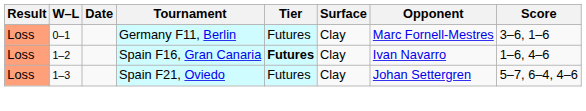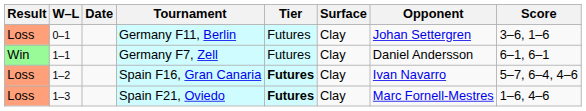(433, 34) Marc Fornell-Mestres -> (422, 34) Johan Settergren
+ row: (168, 55)
(525, 55) 1–6, 4–6 -> (539, 75) 5–7, 6–4, 4–6
(289, 75) normal -> (291, 95) bold
(422, 75) Johan Settergren -> (433, 95) Marc Fornell-Mestres
(539, 75) 5–7, 6–4, 4–6 -> (525, 95) 1–6, 4–6
